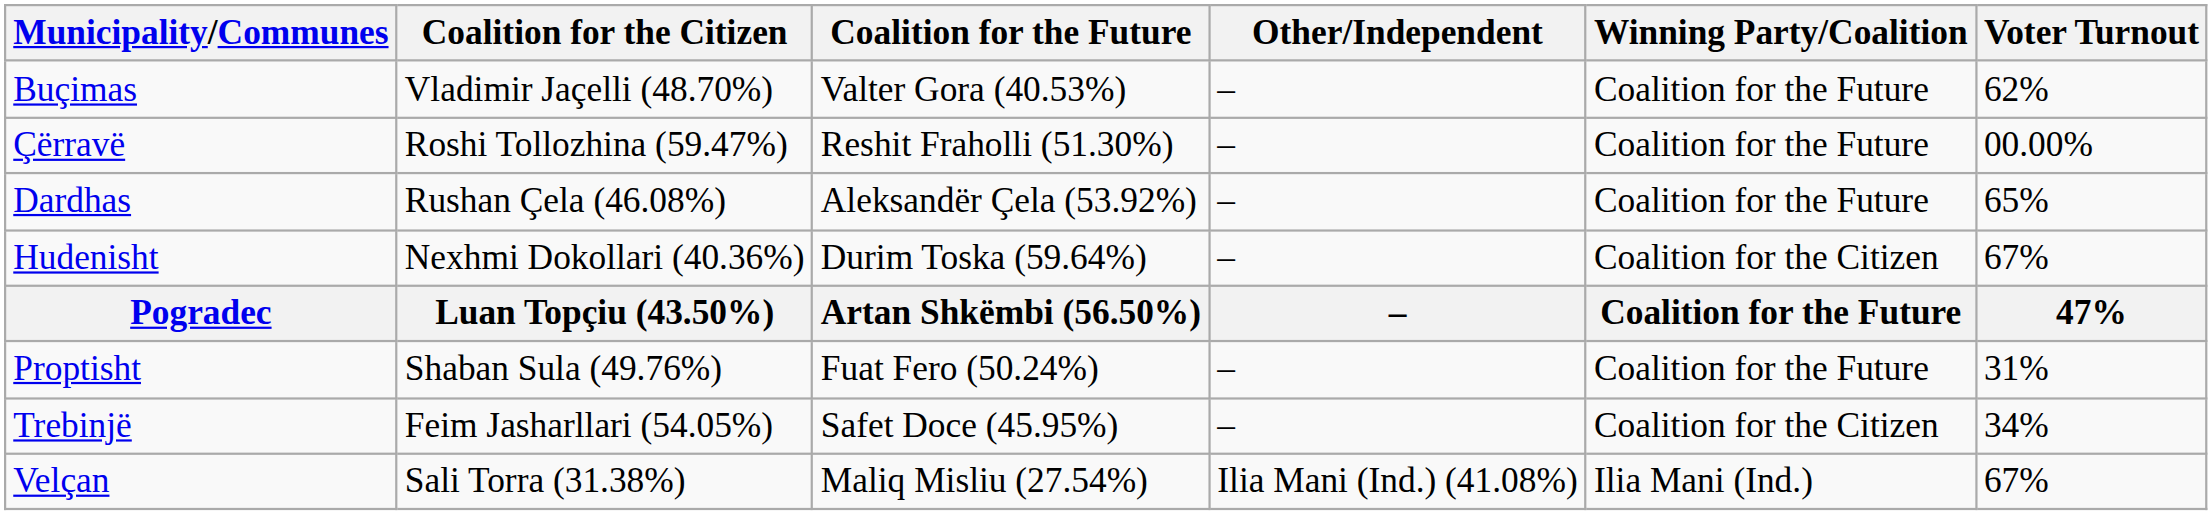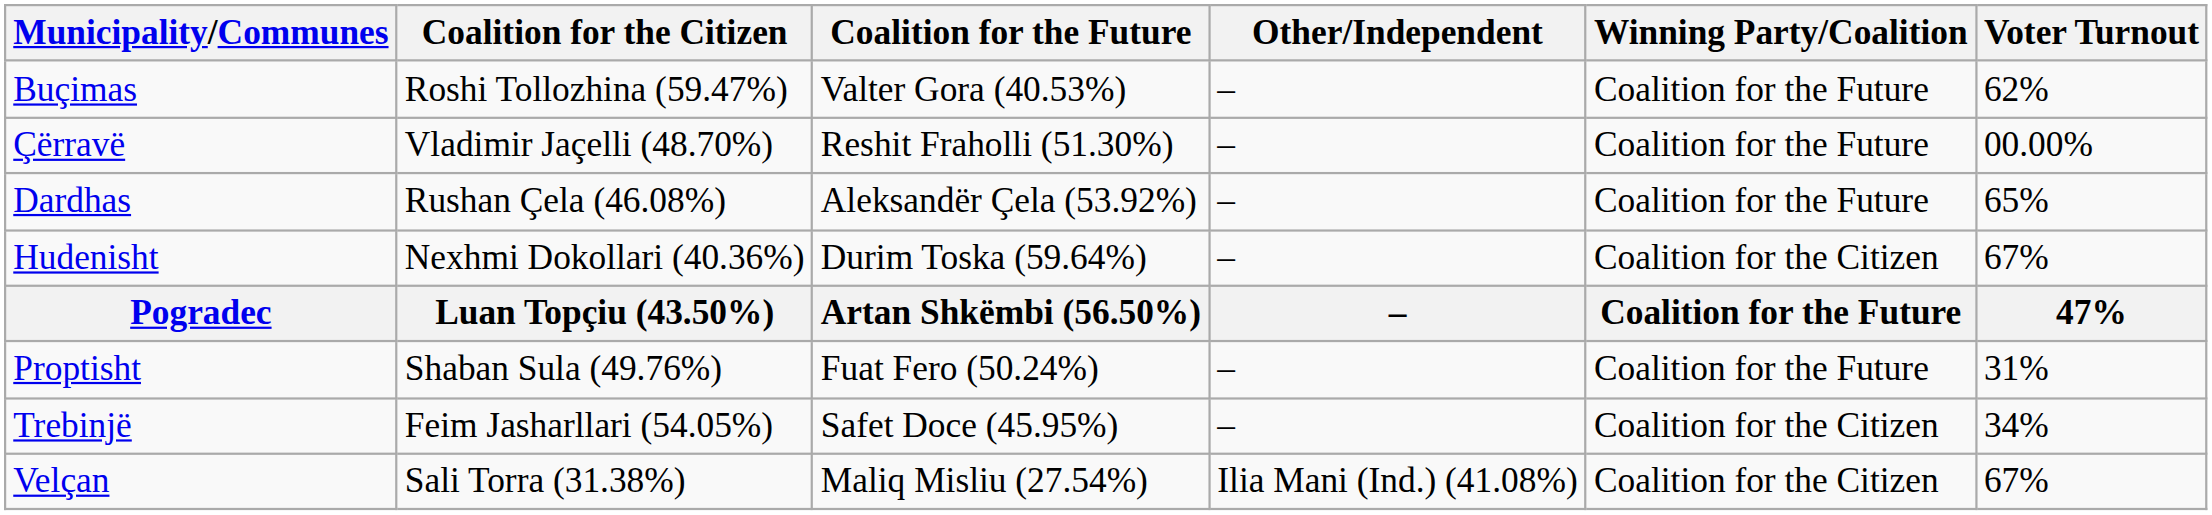(589, 88) Vladimir Jaçelli (48.70%) -> (596, 88) Roshi Tollozhina (59.47%)
(596, 144) Roshi Tollozhina (59.47%) -> (589, 144) Vladimir Jaçelli (48.70%)
(1703, 481) Ilia Mani (Ind.) -> (1766, 481) Coalition for the Citizen
